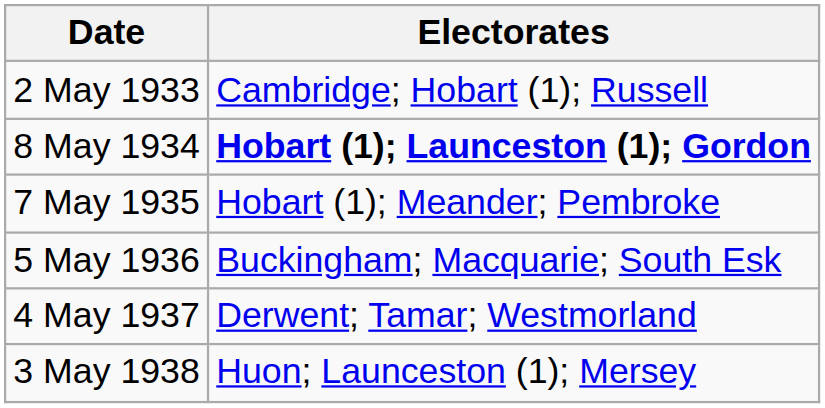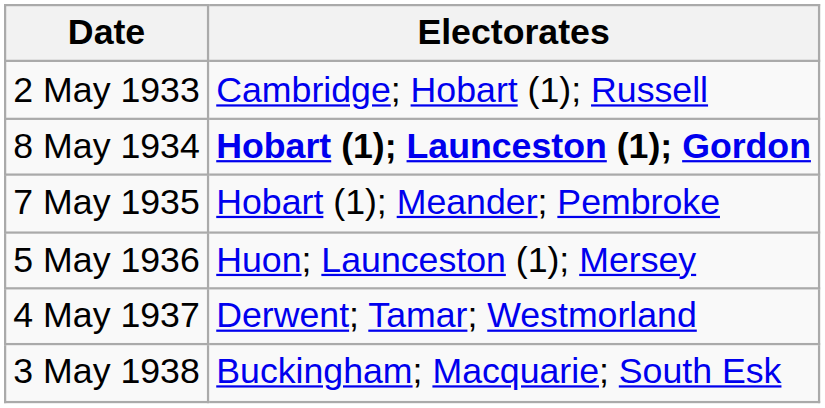(499, 259) Buckingham; Macquarie; South Esk -> (456, 259) Huon; Launceston (1); Mersey
(456, 372) Huon; Launceston (1); Mersey -> (499, 372) Buckingham; Macquarie; South Esk
